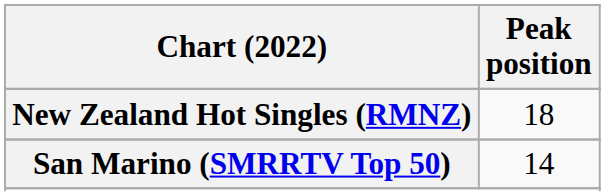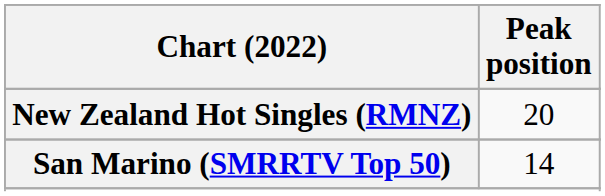(539, 113) 18 -> (539, 113) 20
